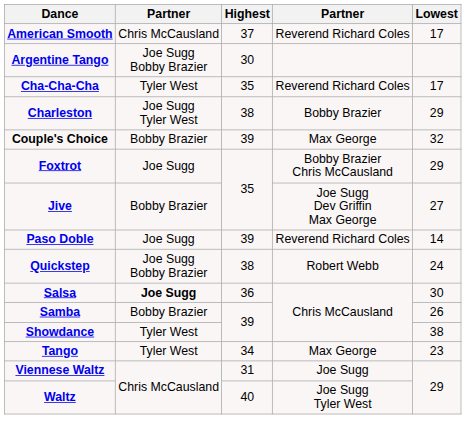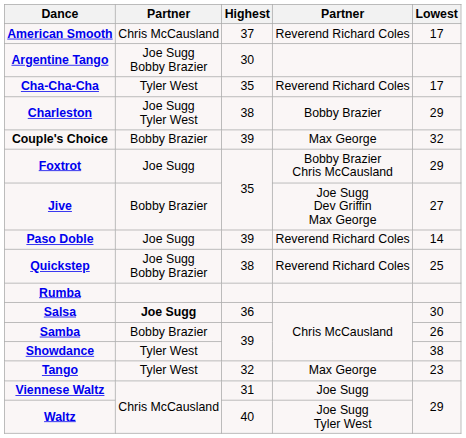(343, 266) Robert Webb -> (343, 266) Reverend Richard Coles
(437, 266) 24 -> (437, 266) 25
+ row: (60, 292)
(247, 351) 34 -> (247, 370) 32
